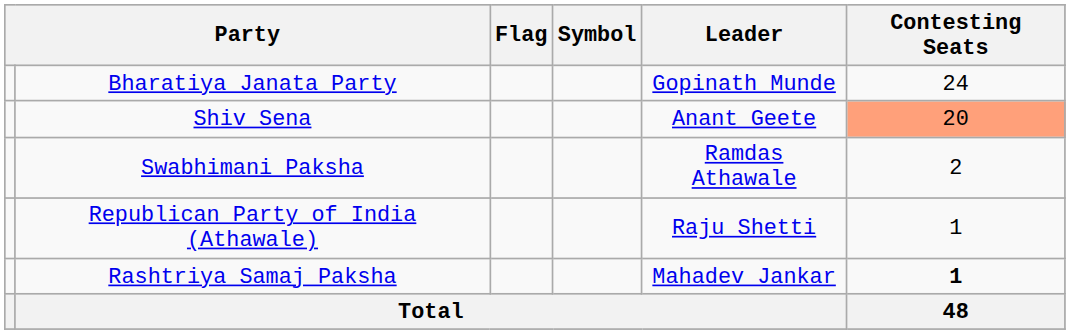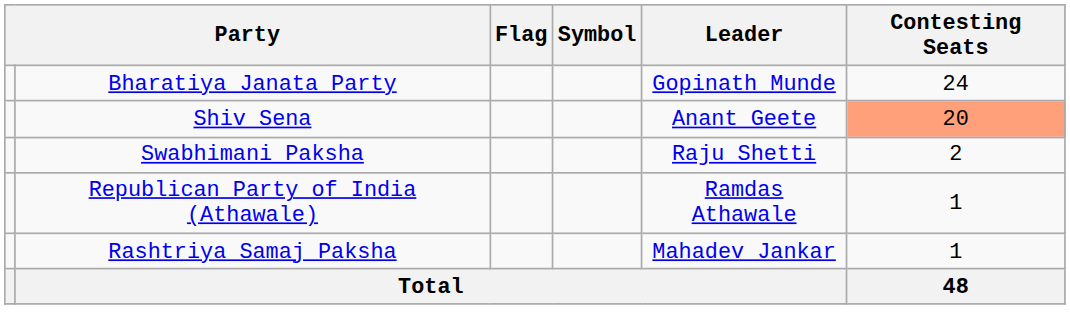(744, 167) Ramdas Athawale -> (744, 155) Raju Shetti
(744, 228) Raju Shetti -> (744, 203) Ramdas Athawale
(956, 276) bold -> (956, 251) normal
